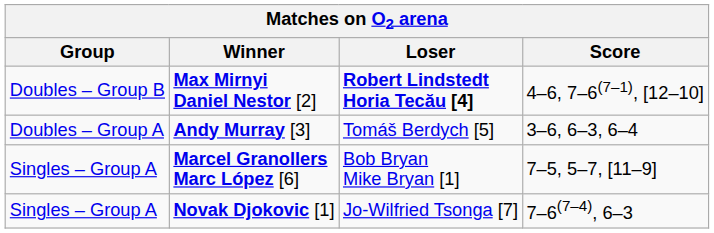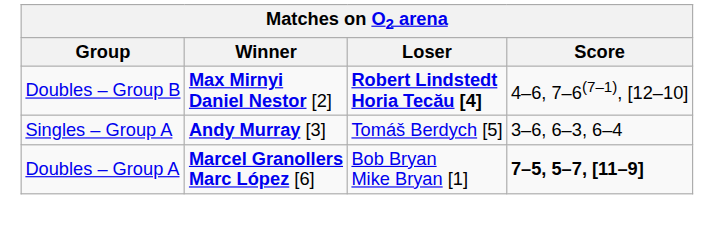(87, 129) Doubles – Group A -> (99, 129) Singles – Group A
(83, 169) Singles – Group A -> (102, 169) Doubles – Group A
(592, 169) normal -> (577, 169) bold
- row: (254, 210)
